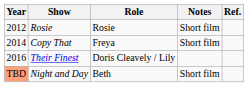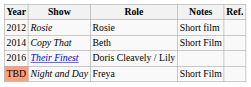(104, 43) Freya -> (102, 43) Beth
(200, 43) Short film -> (201, 43) Short Film
(102, 74) Beth -> (104, 74) Freya
(200, 74) Short film -> (201, 74) Short Film
